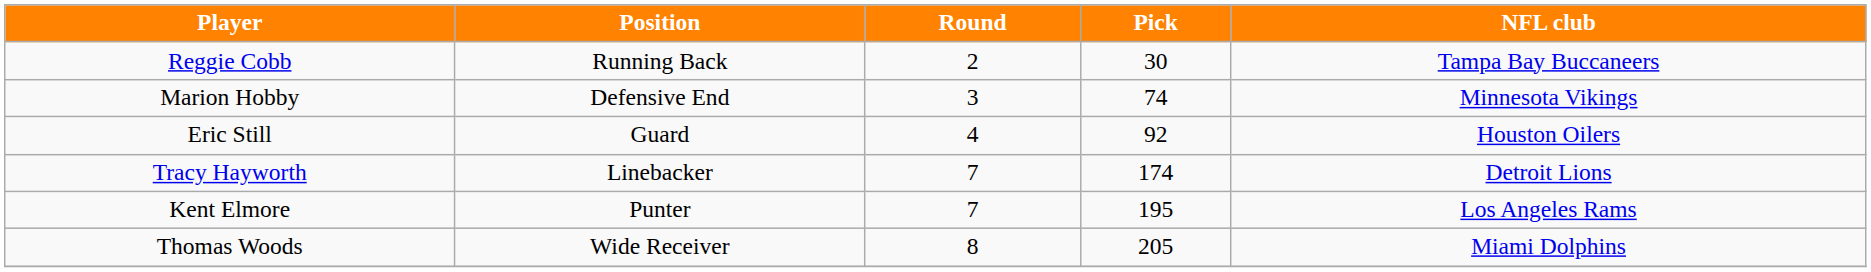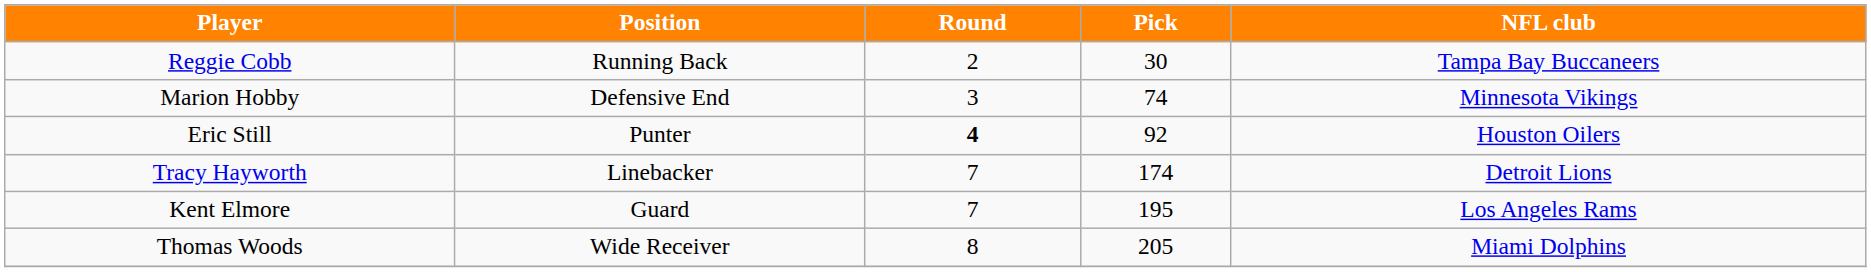(660, 135) Guard -> (660, 135) Punter
(973, 135) normal -> (973, 135) bold
(660, 209) Punter -> (660, 209) Guard
